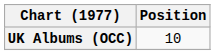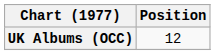(173, 39) 10 -> (173, 39) 12
